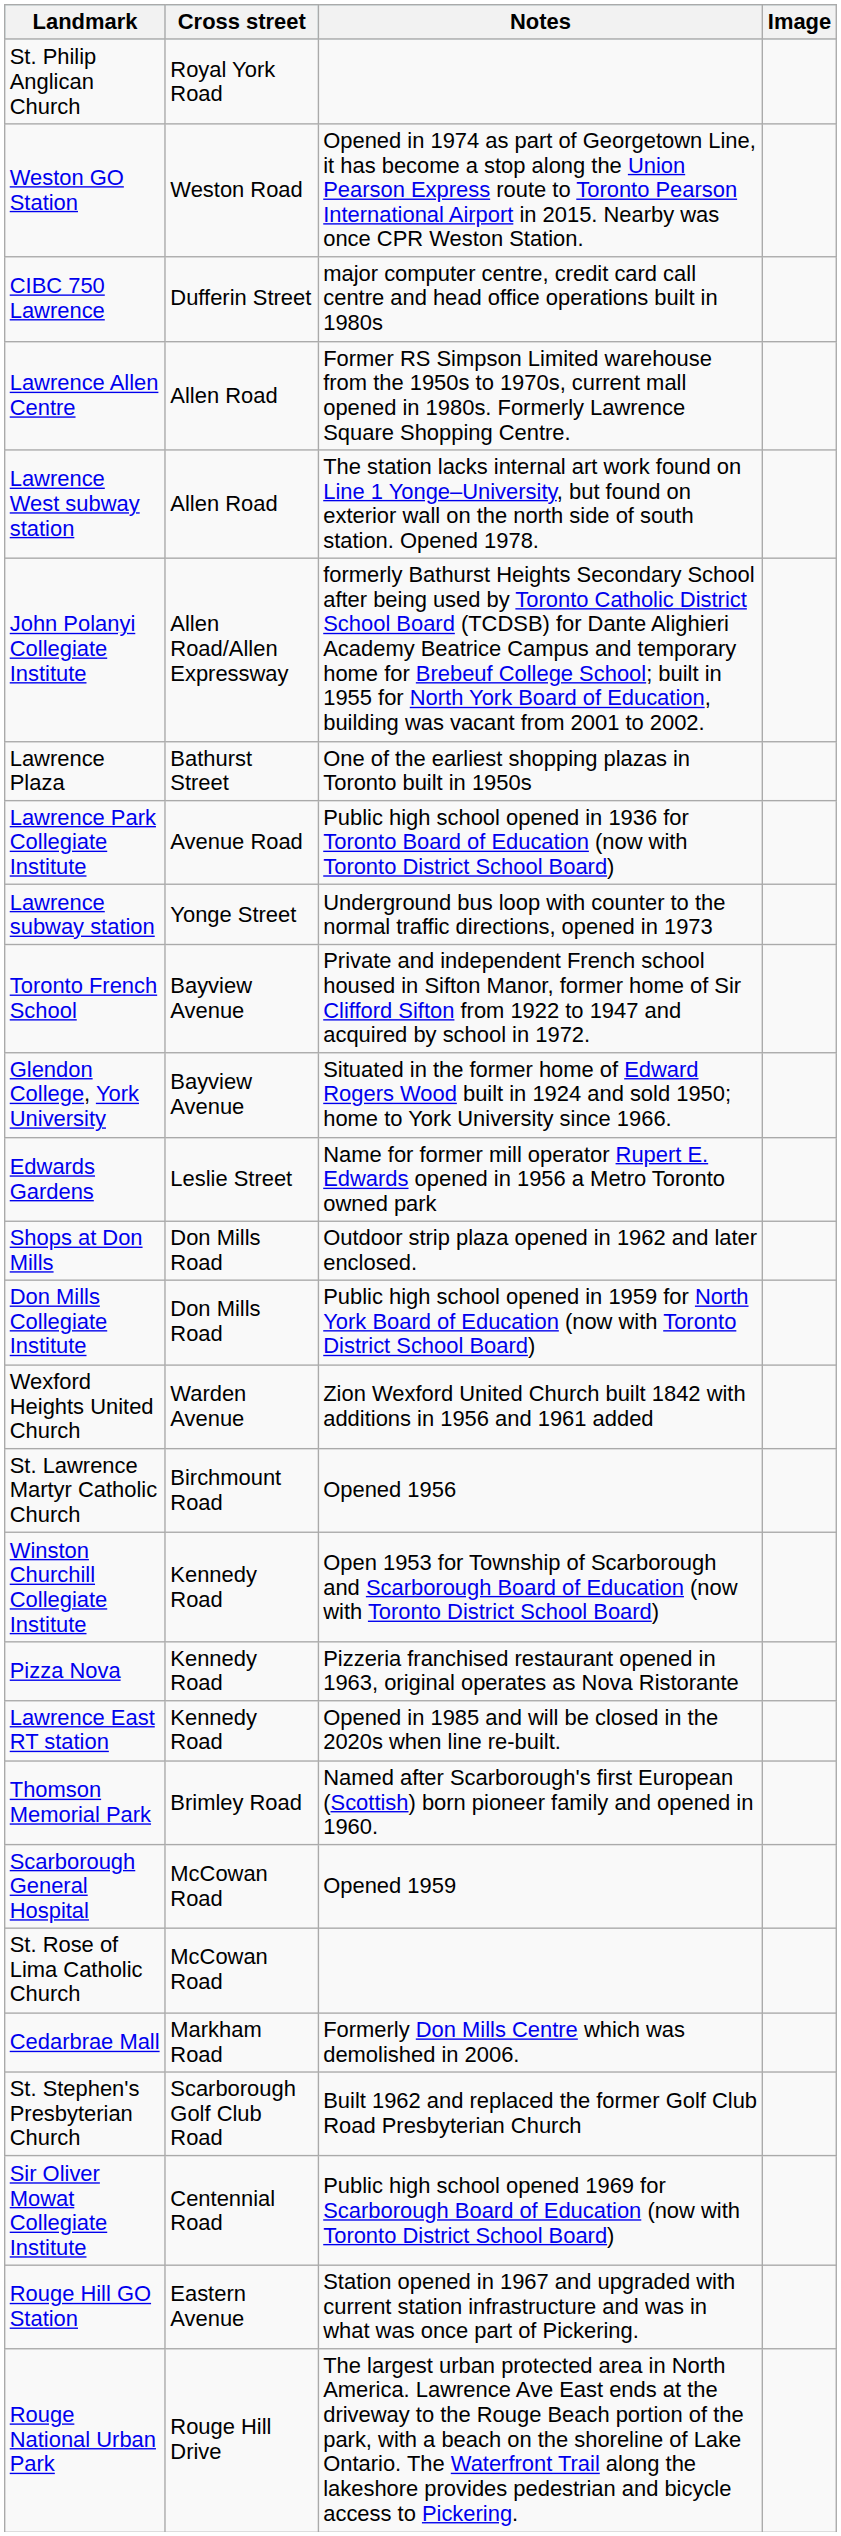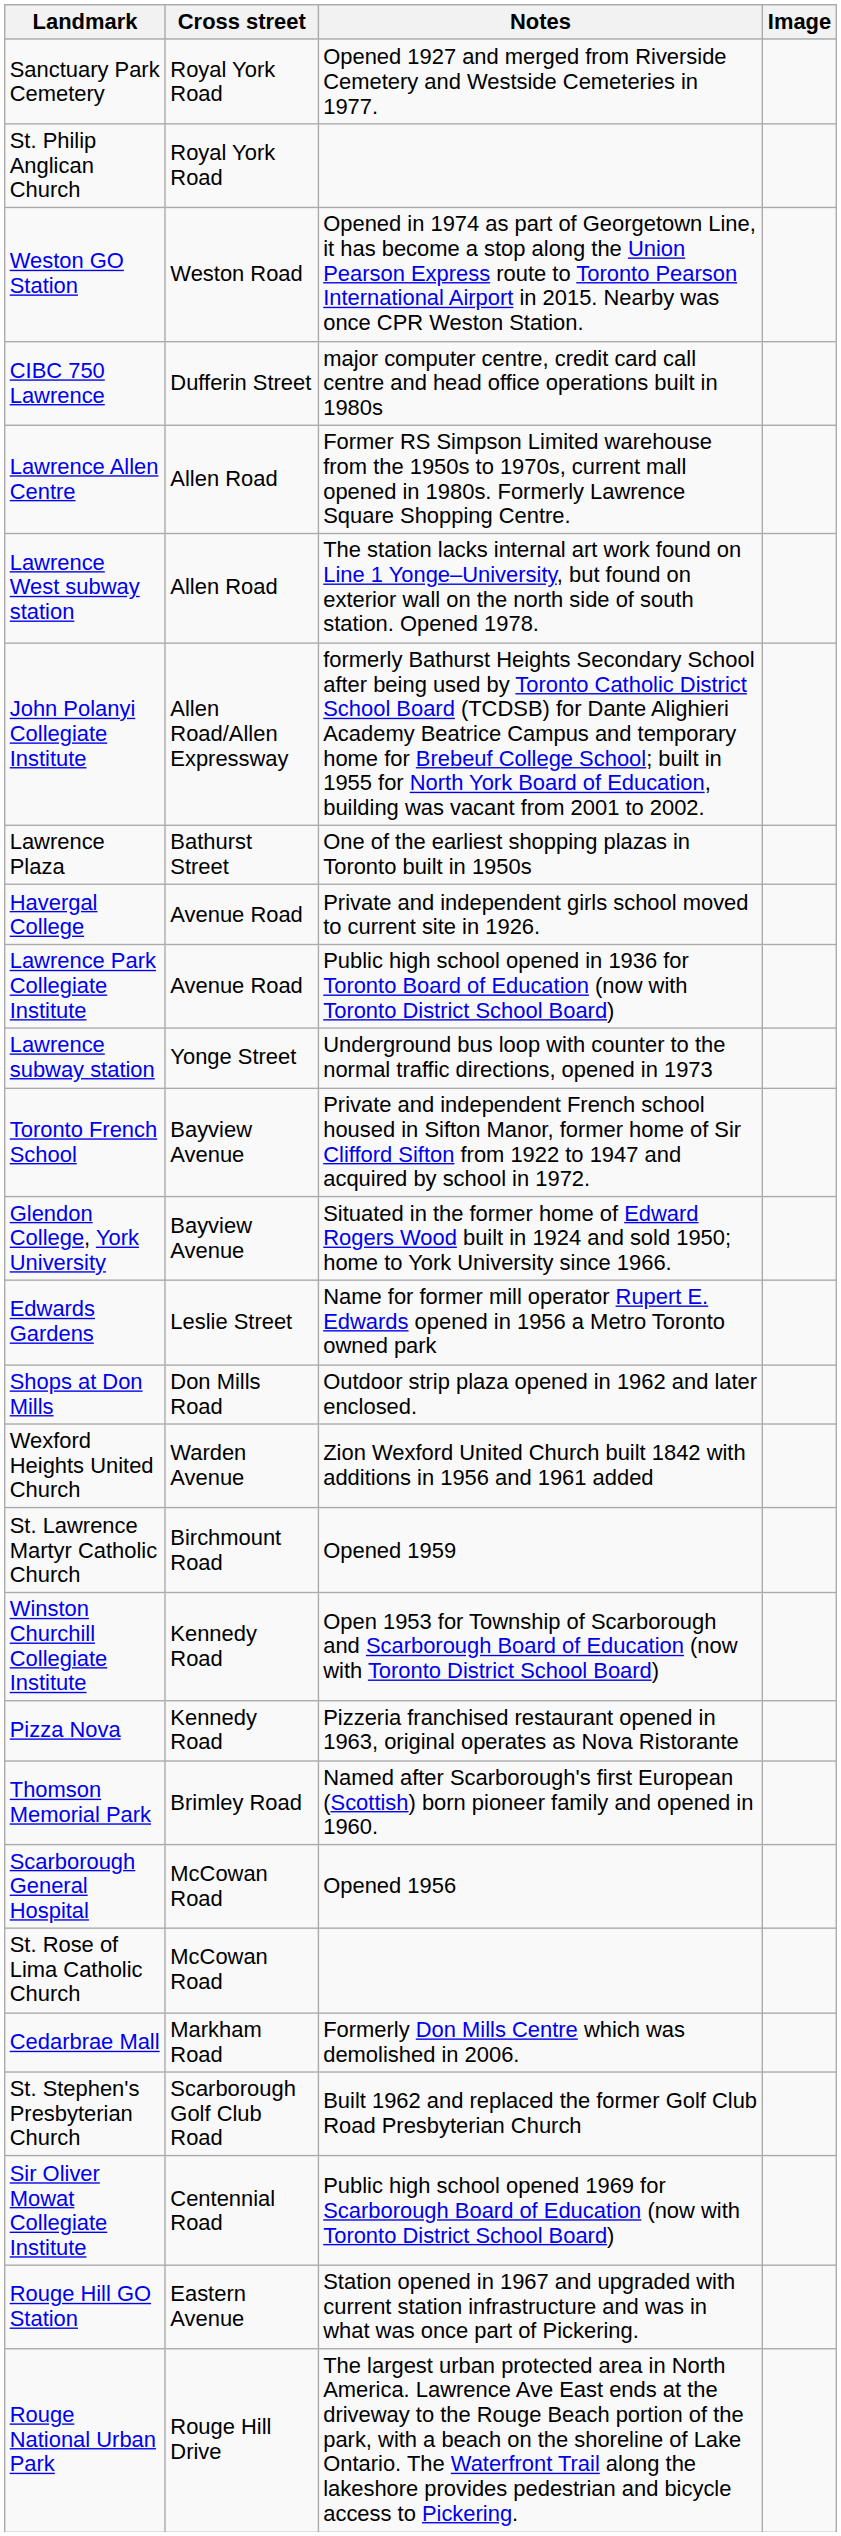+ row: (85, 81)
+ row: (54, 914)
- row: (58, 1322)
(390, 1490) Opened 1956 -> (390, 1549) Opened 1959
- row: (82, 1730)
(390, 1886) Opened 1959 -> (390, 1886) Opened 1956
